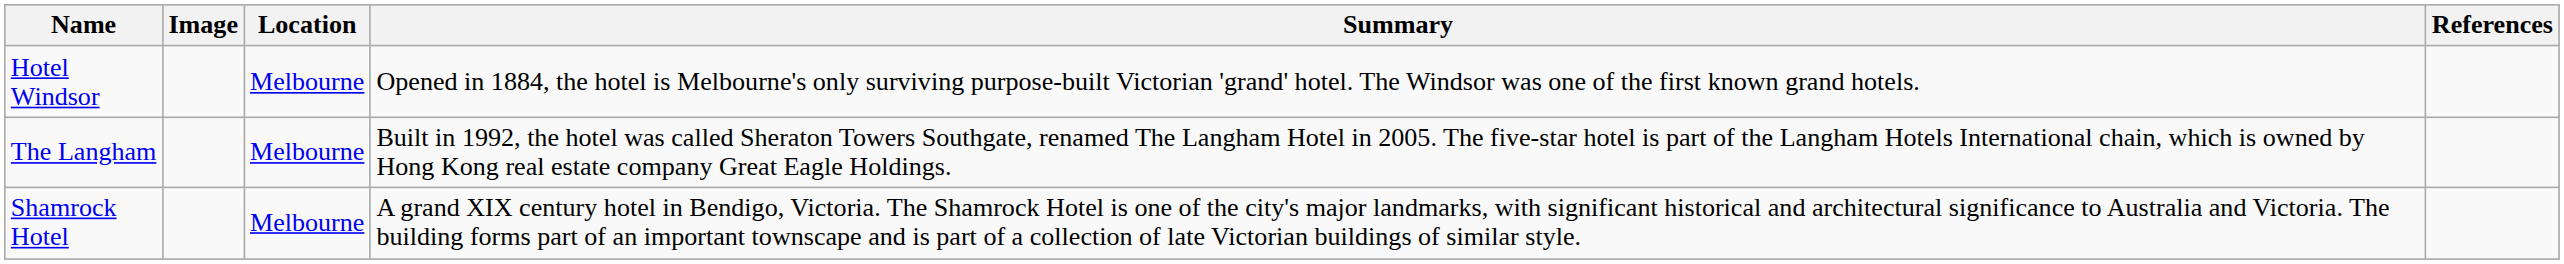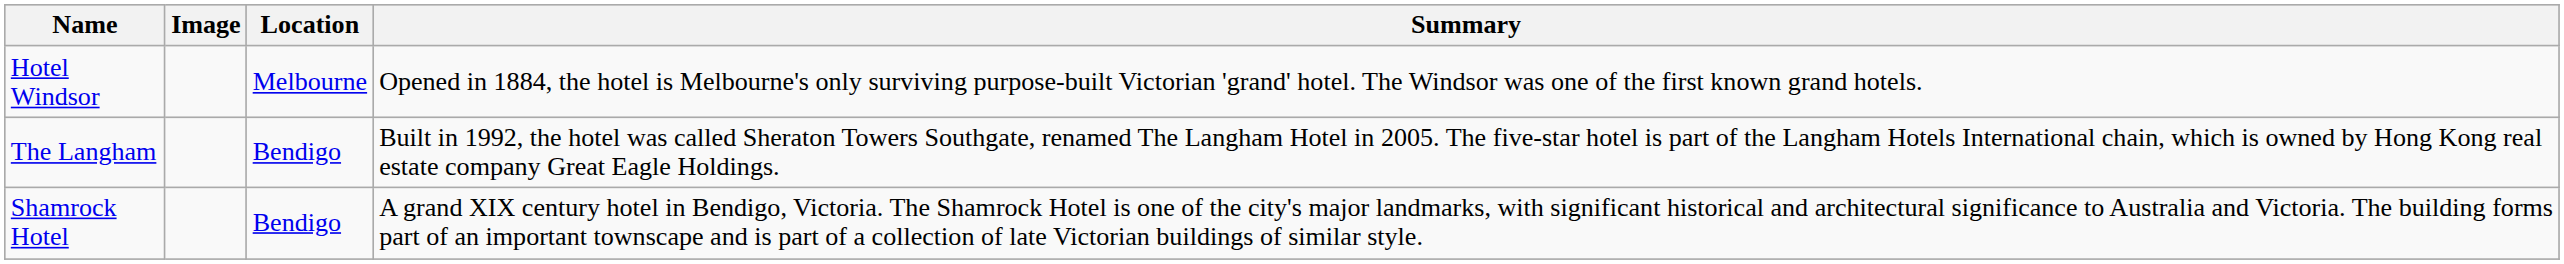- column: (2492, 25)
(307, 151) Melbourne -> (297, 151) Bendigo
(307, 222) Melbourne -> (297, 222) Bendigo
